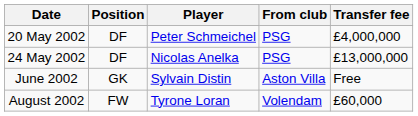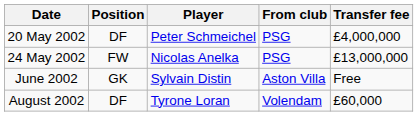(118, 57) DF -> (118, 57) FW
(118, 100) FW -> (118, 100) DF
